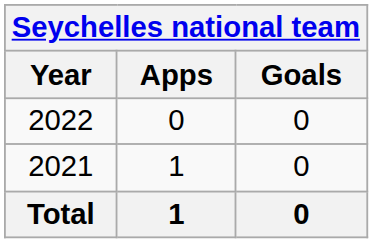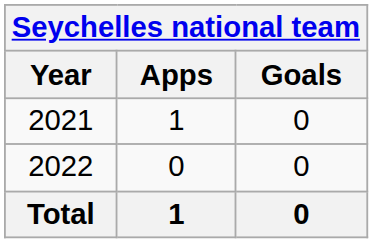rows swapped: (61, 167) <-> (61, 120)
